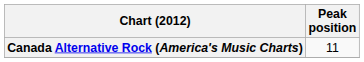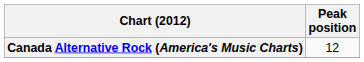(332, 47) 11 -> (332, 47) 12
